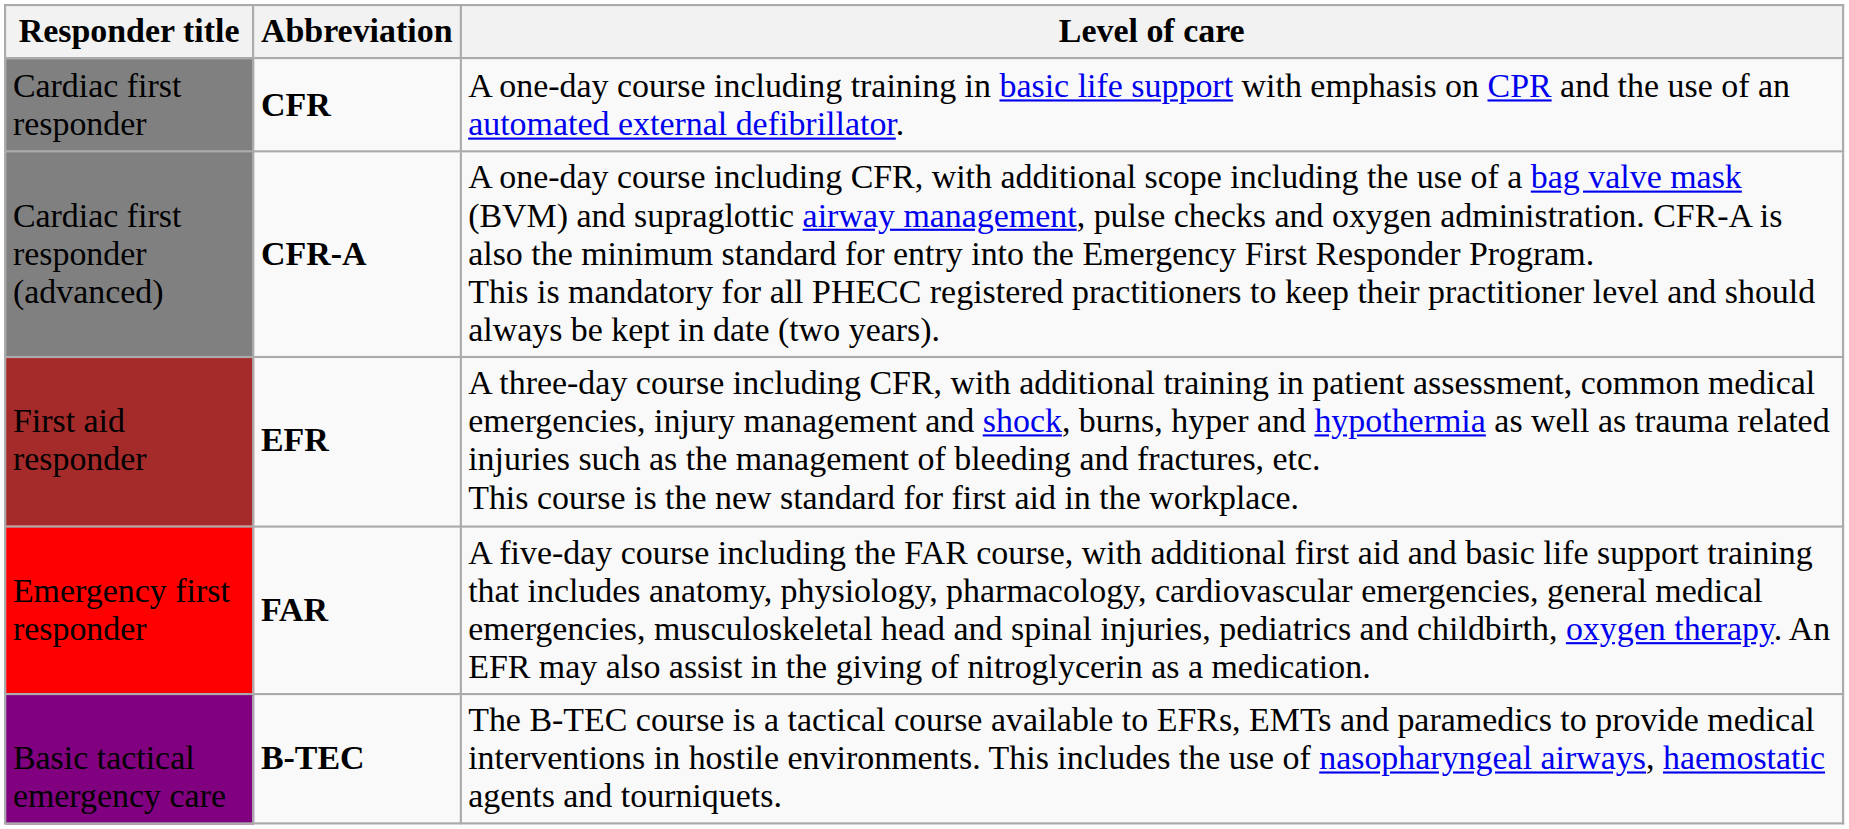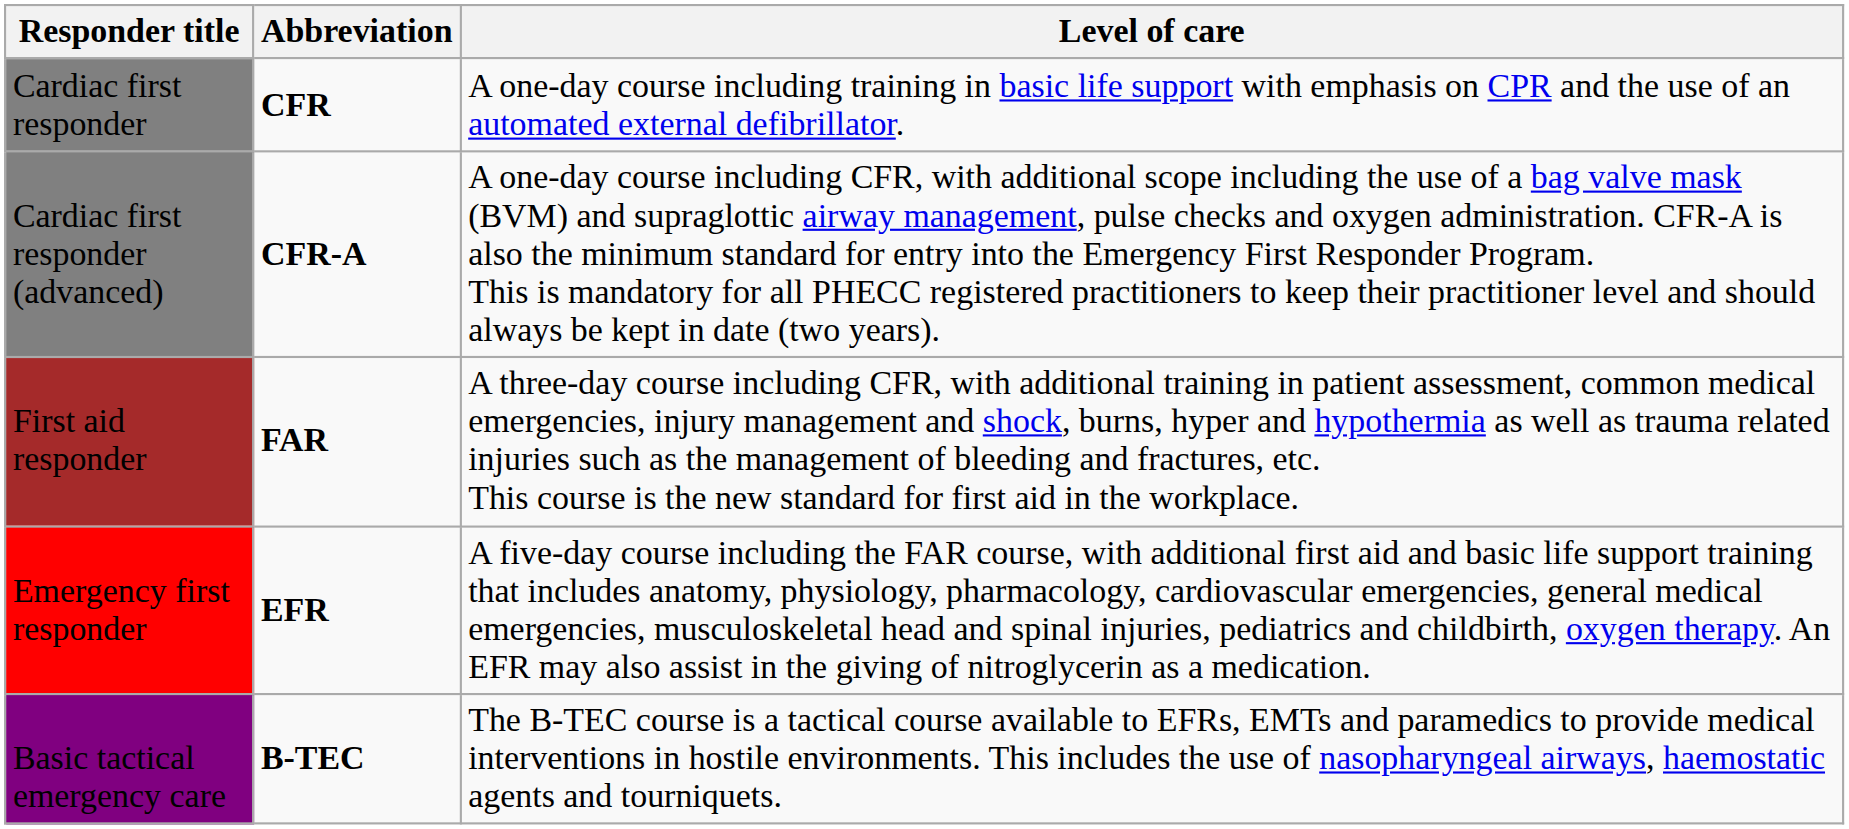(295, 440) EFR -> (295, 440) FAR
(295, 609) FAR -> (295, 609) EFR
